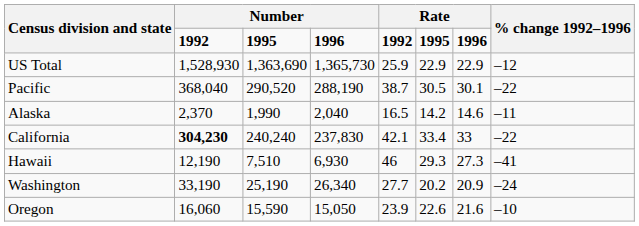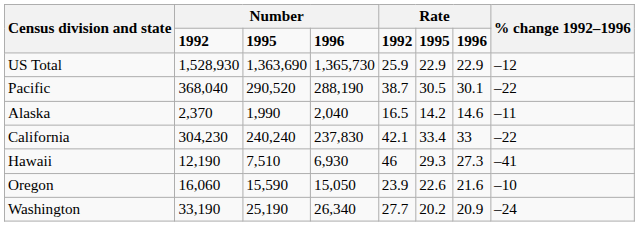(203, 137) bold -> (203, 137) normal
rows swapped: (31, 209) <-> (44, 185)
